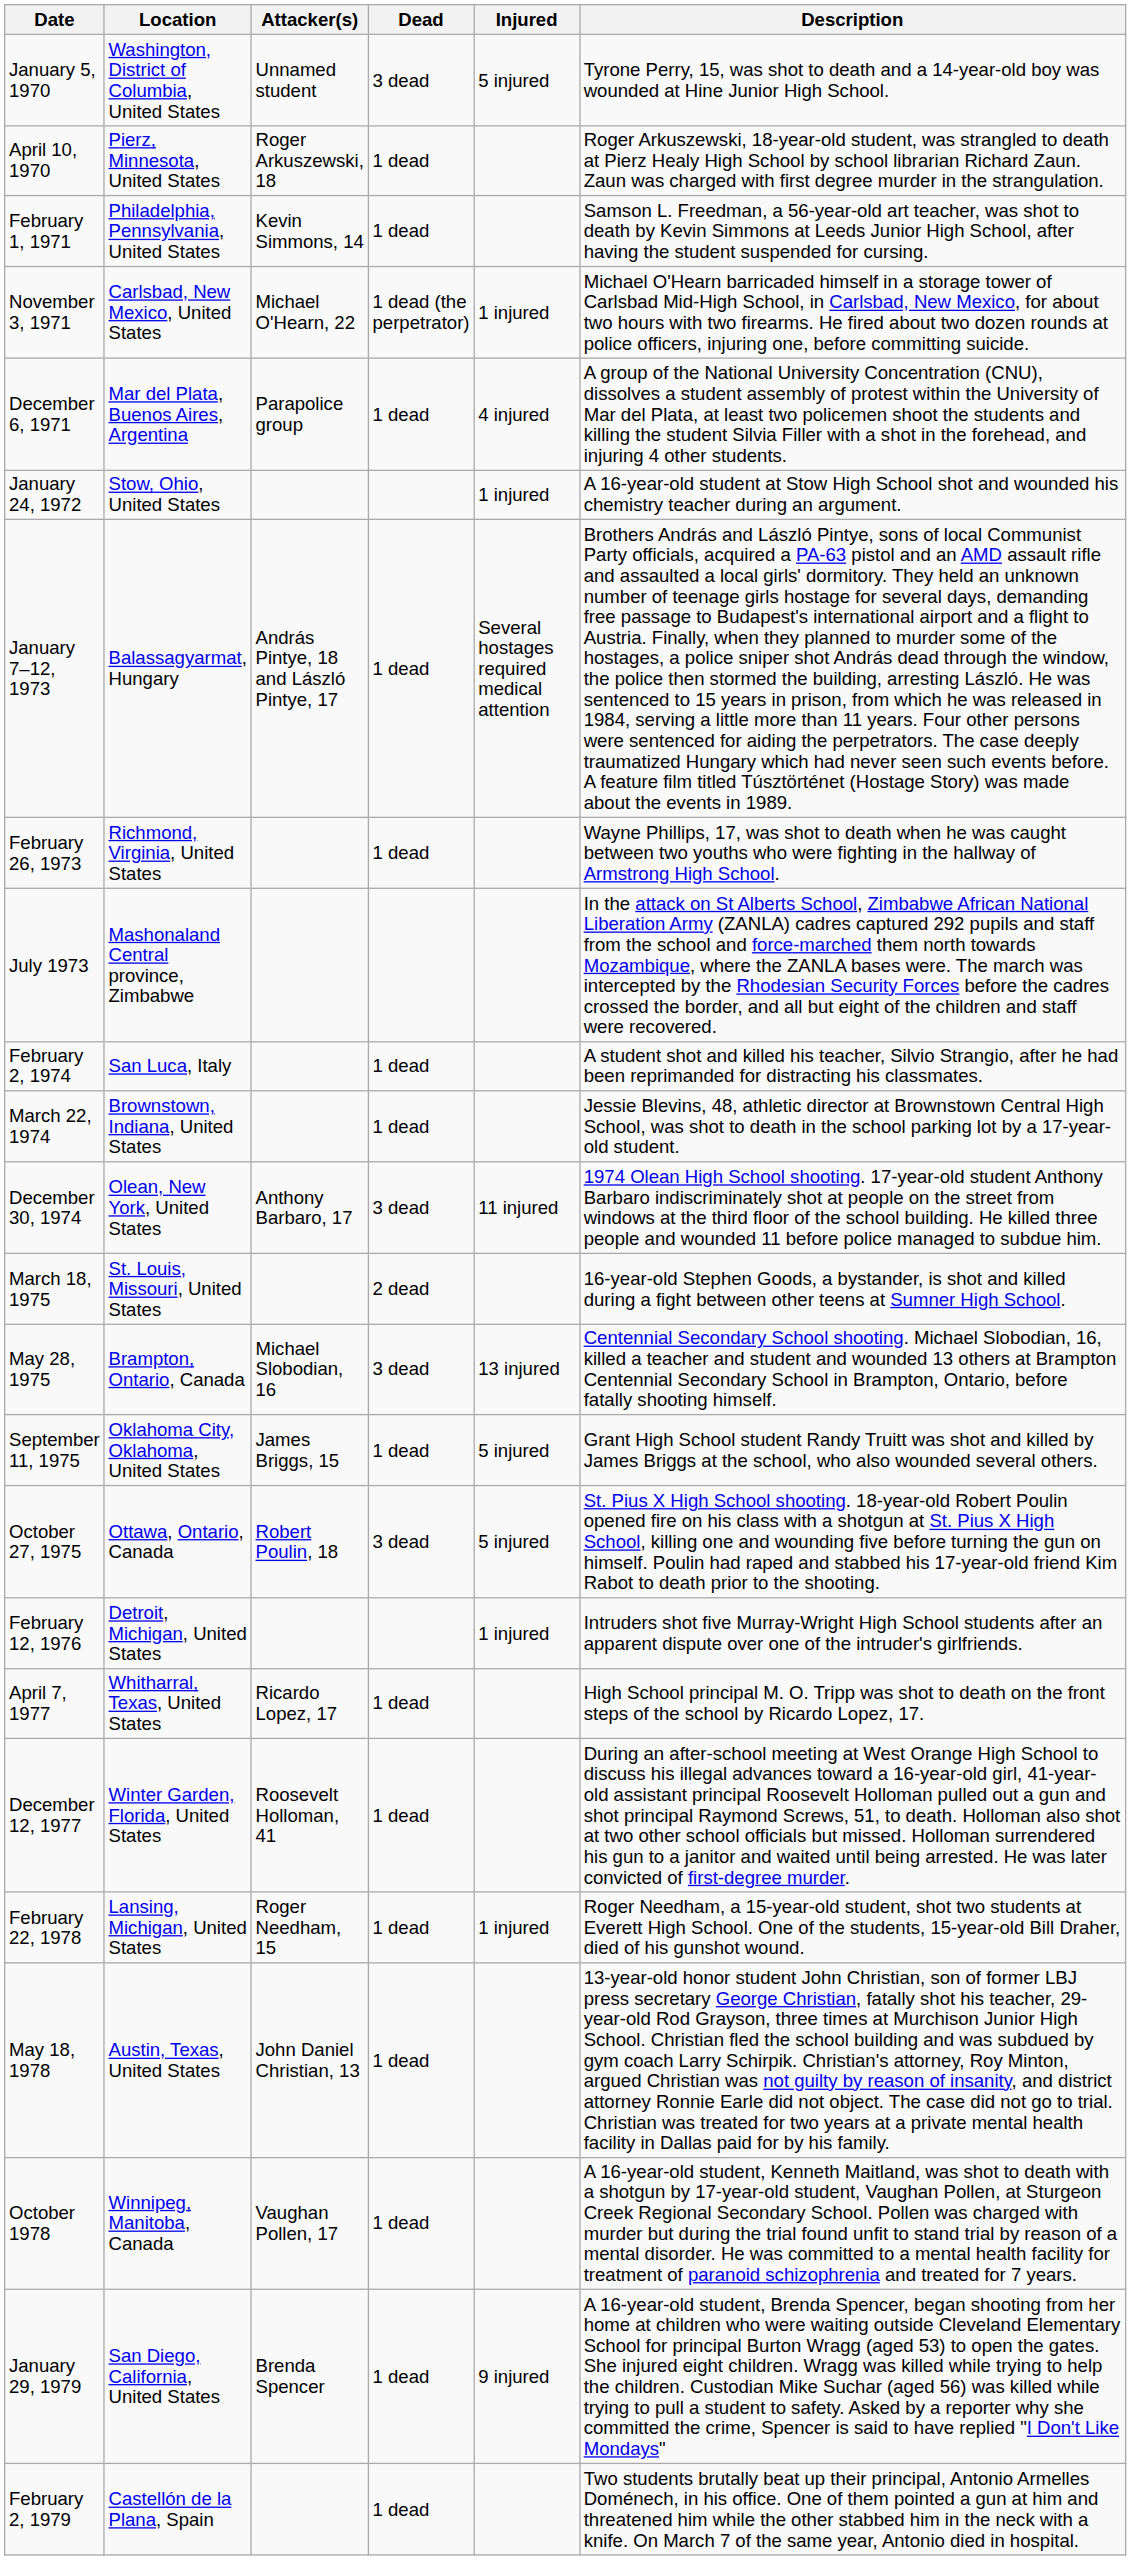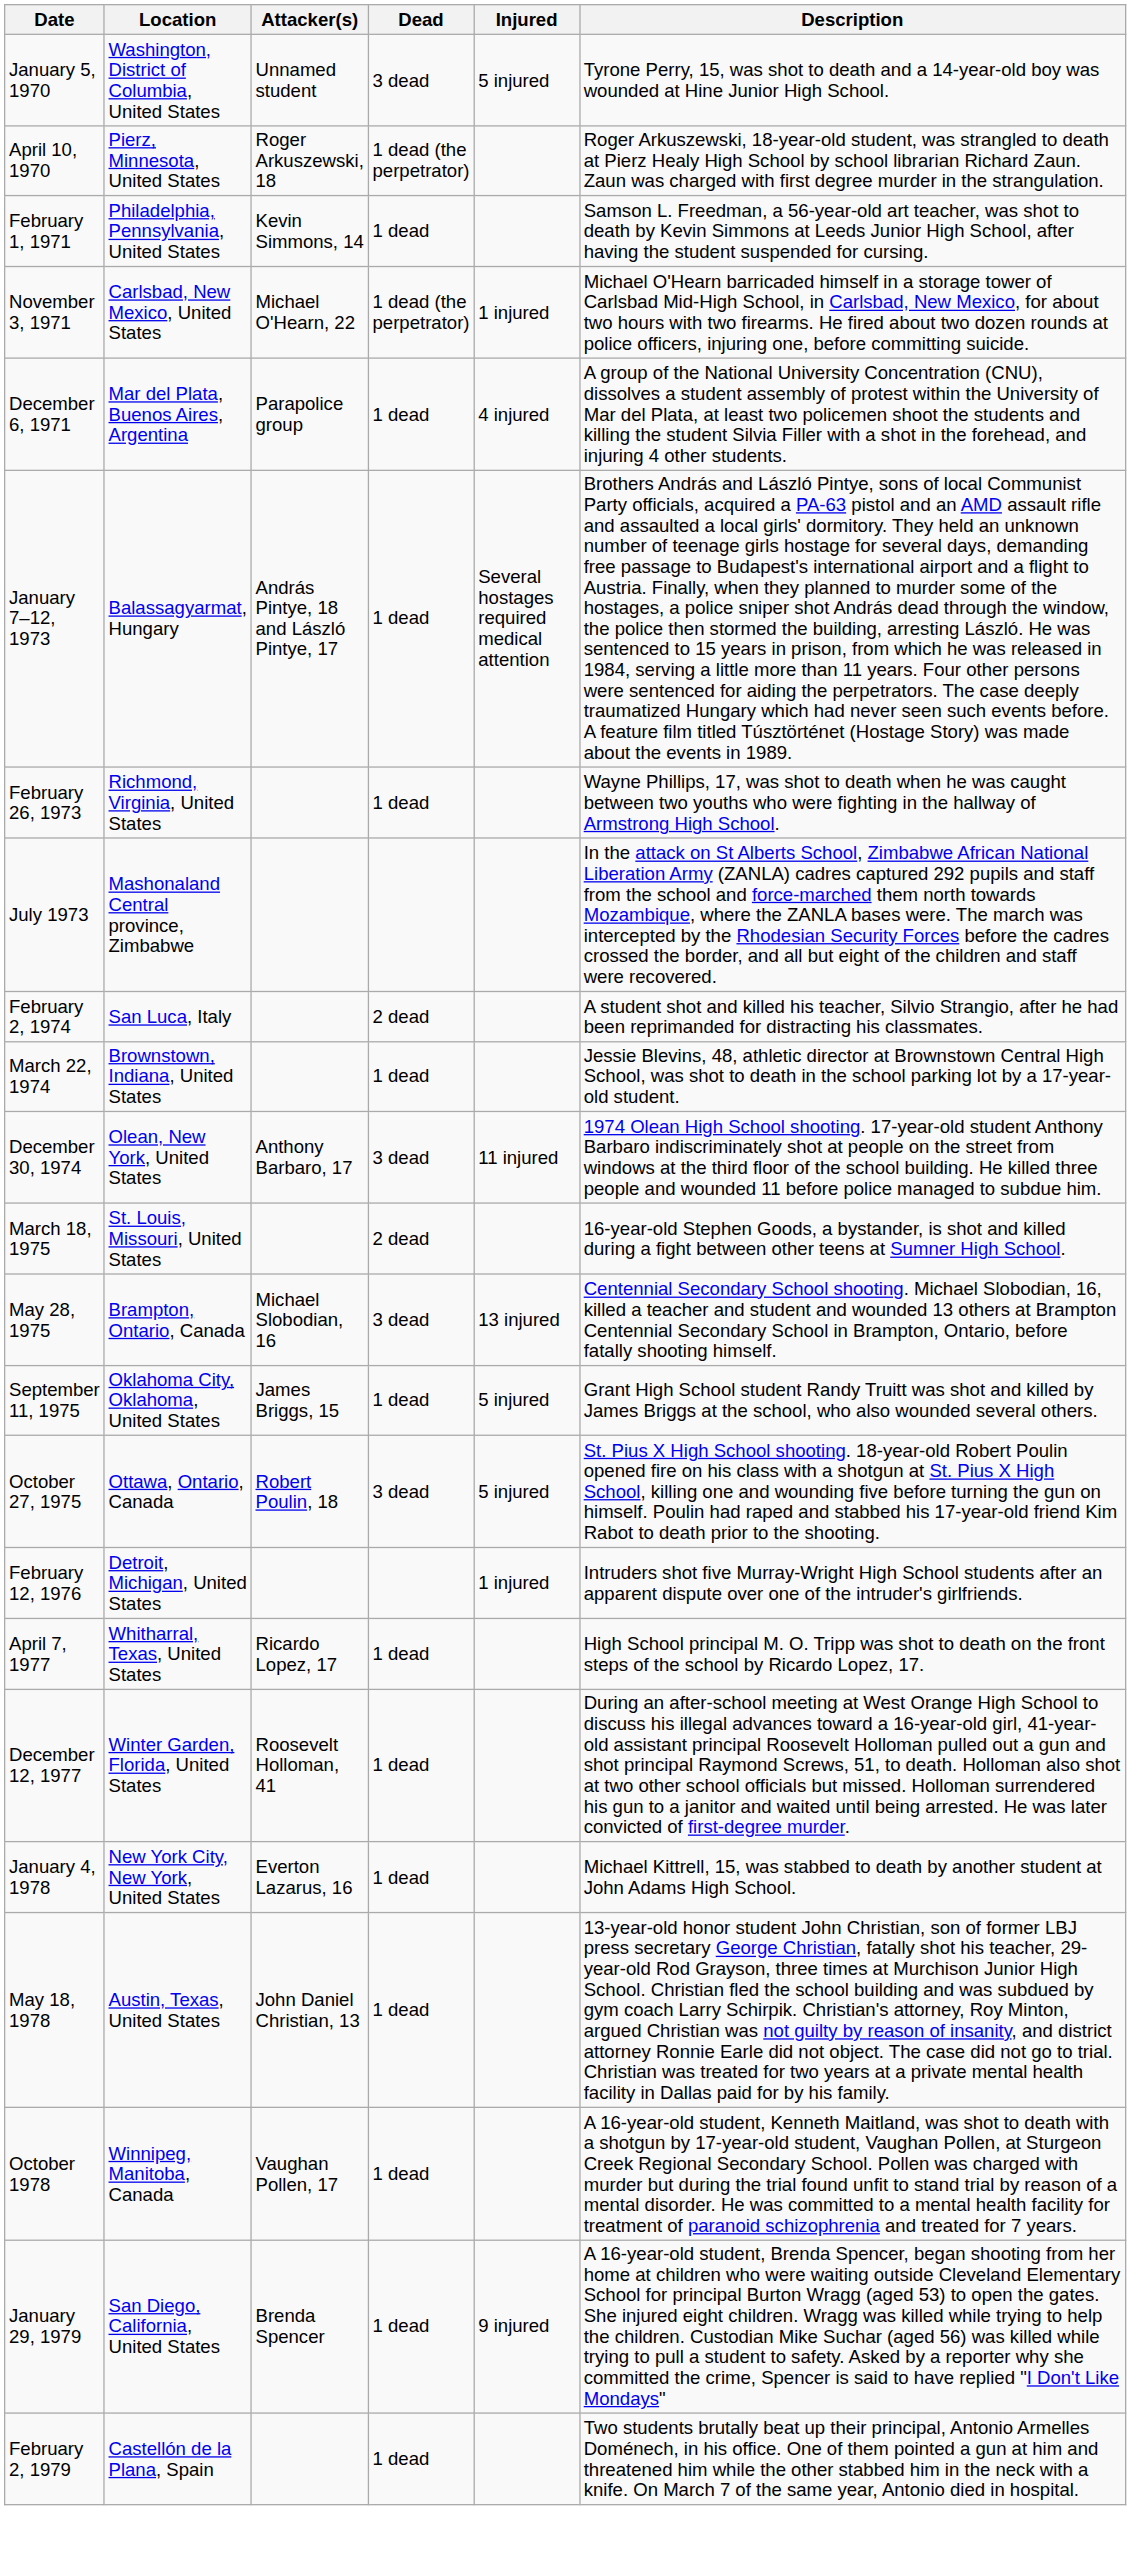(401, 161) 1 dead -> (421, 161) 1 dead (the perpetrator)
- row: (45, 495)
(401, 1067) 1 dead -> (401, 1017) 2 dead
+ row: (52, 1878)
- row: (46, 1928)
